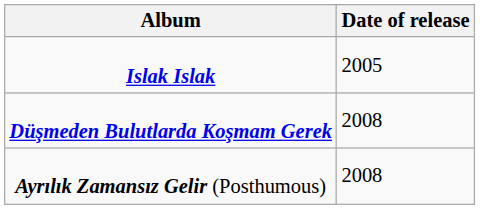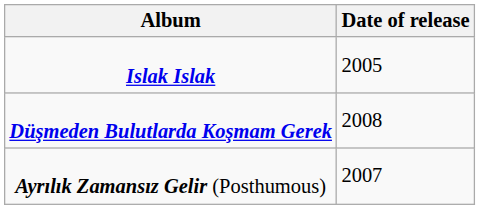(362, 175) 2008 -> (362, 175) 2007
